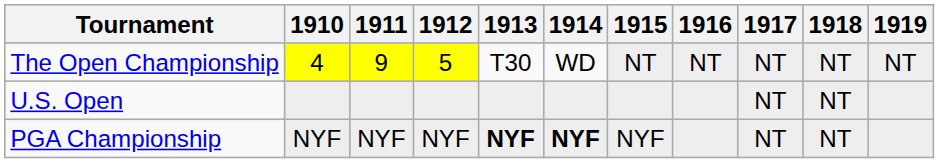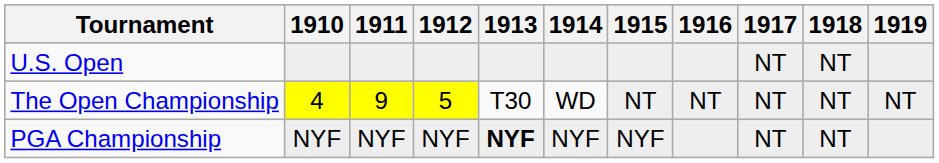rows swapped: (67, 101) <-> (145, 62)
(576, 139) bold -> (576, 139) normal
